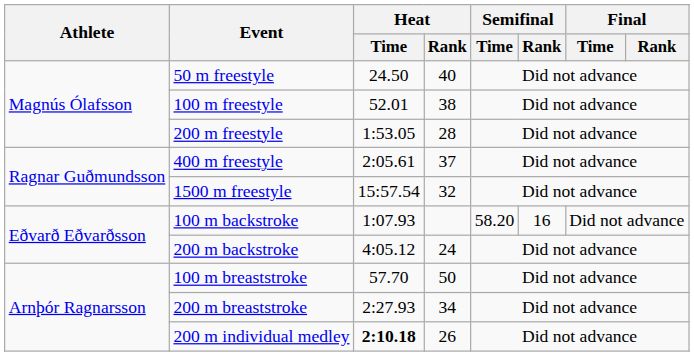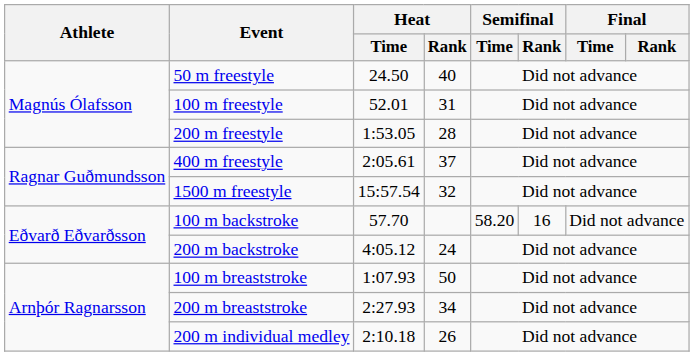(447, 104) 38 -> (447, 104) 31
(389, 220) 1:07.93 -> (389, 220) 57.70
(389, 278) 57.70 -> (389, 278) 1:07.93
(389, 336) bold -> (389, 336) normal
